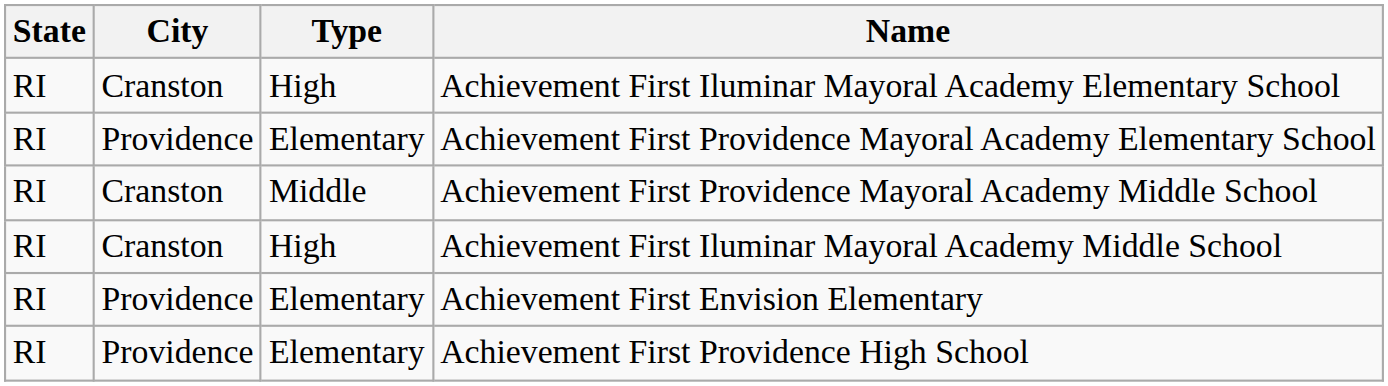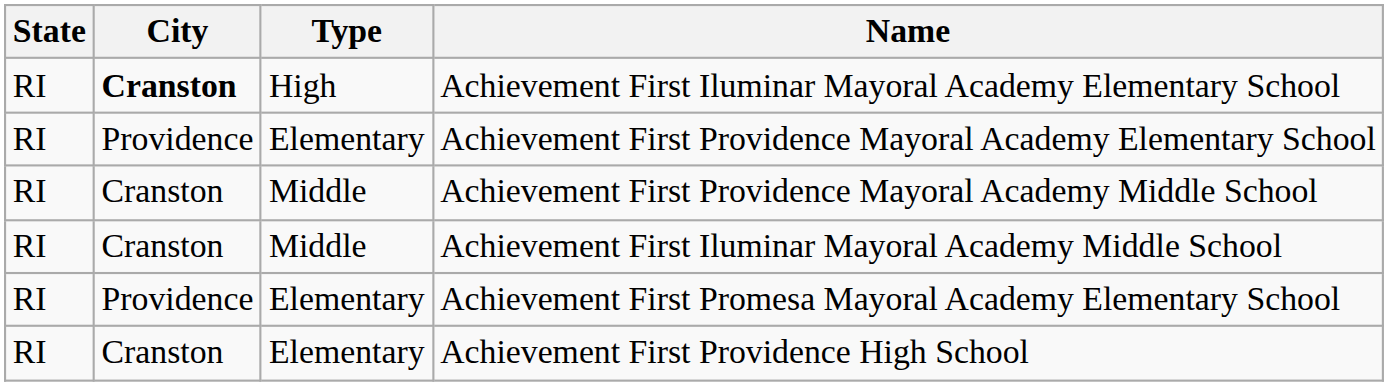(162, 84) normal -> (169, 84) bold
(303, 245) High -> (318, 245) Middle
+ row: (890, 298)
- row: (712, 298)
(177, 352) Providence -> (162, 352) Cranston
